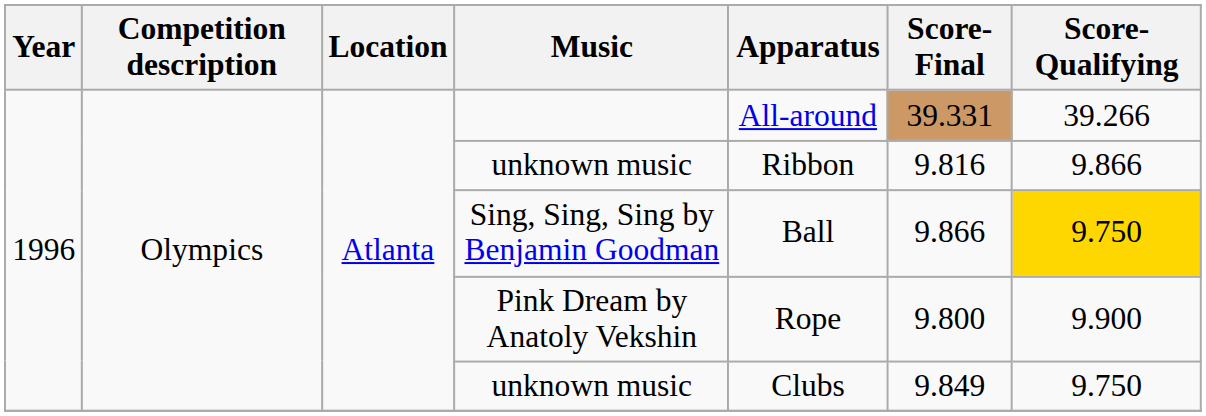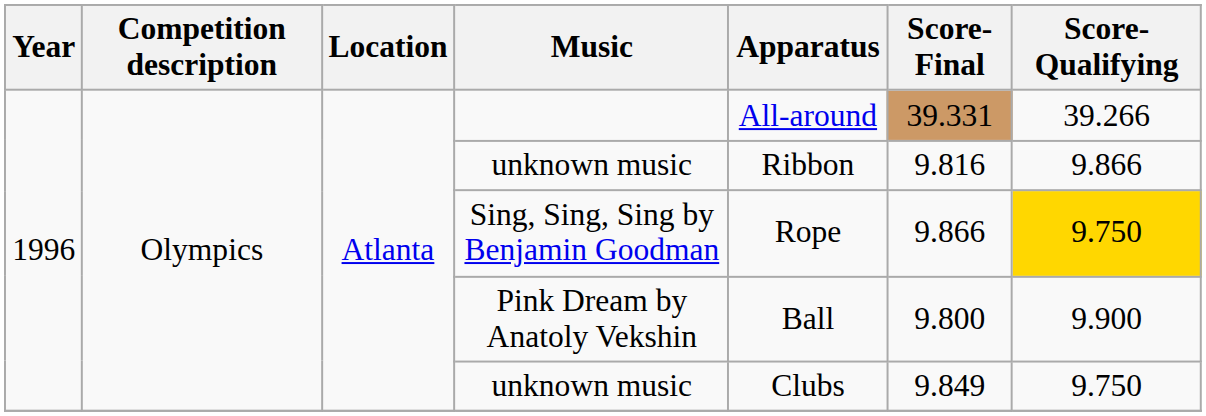(808, 232) Ball -> (808, 232) Rope
(808, 318) Rope -> (808, 318) Ball
